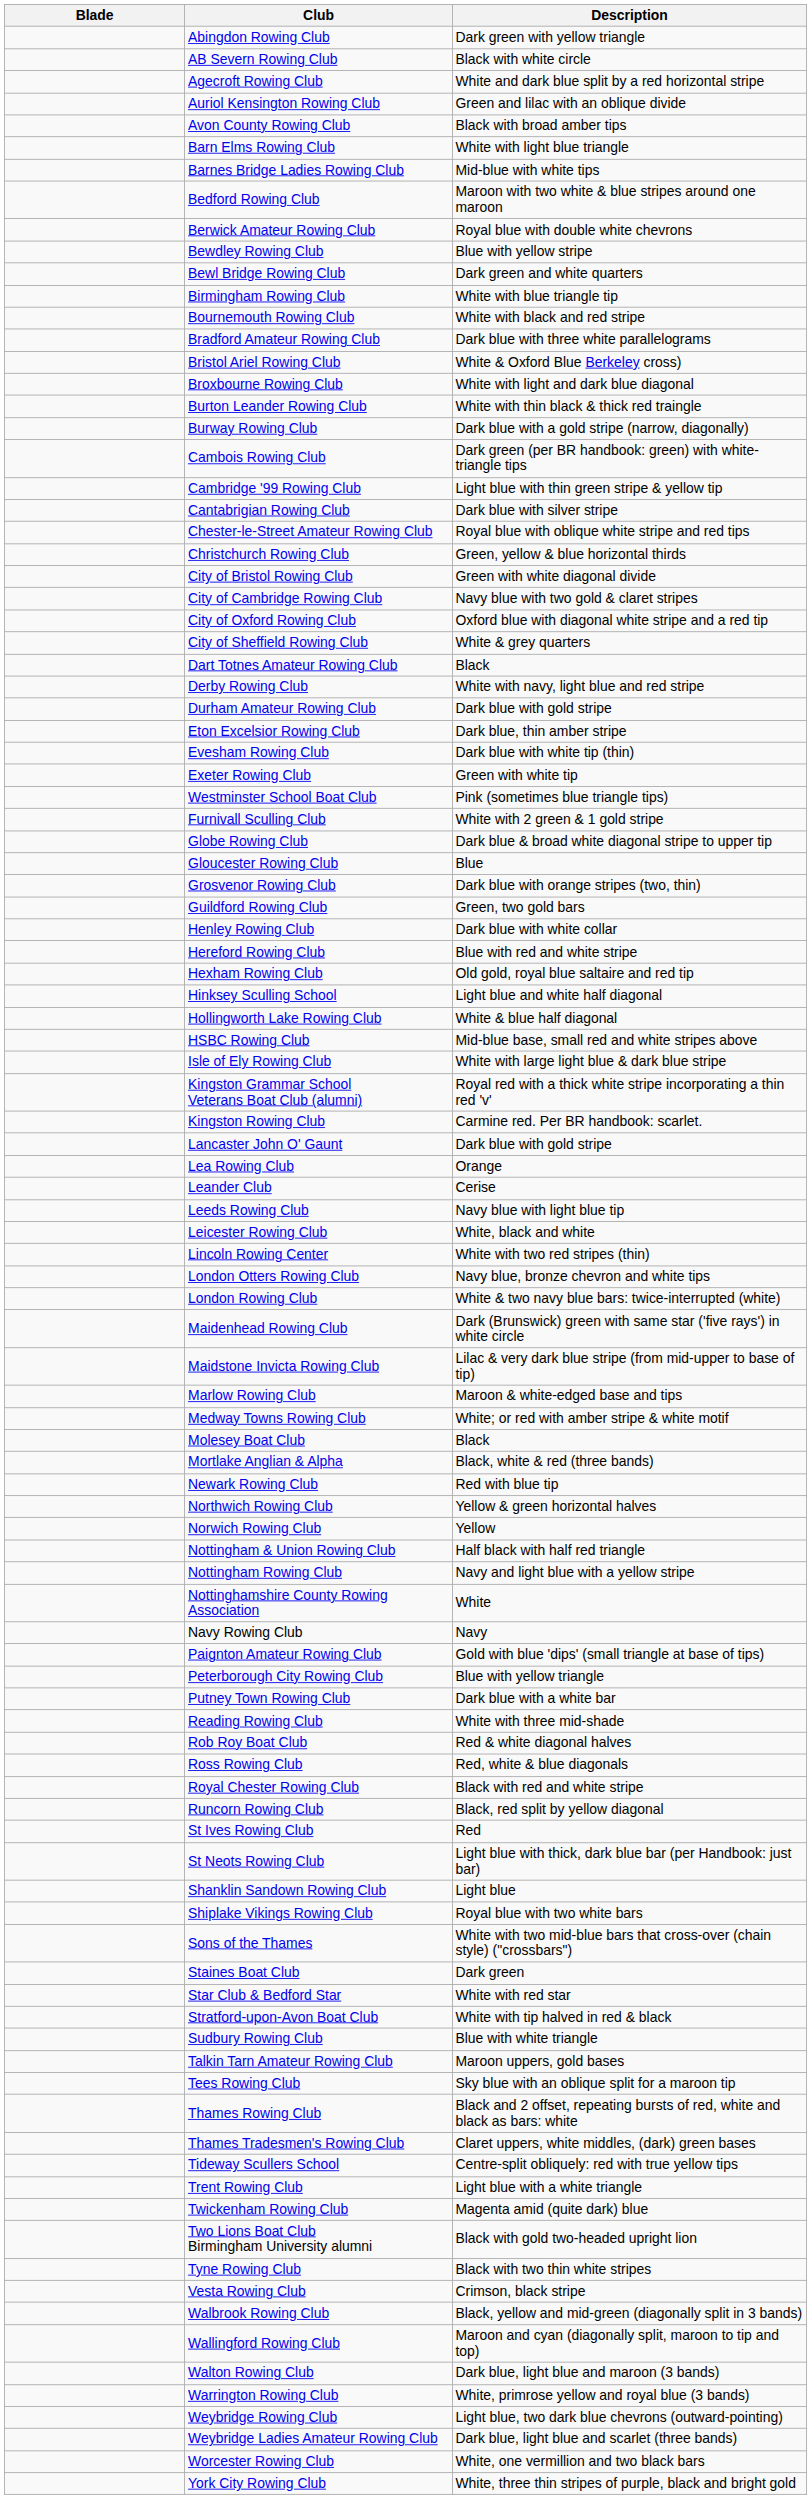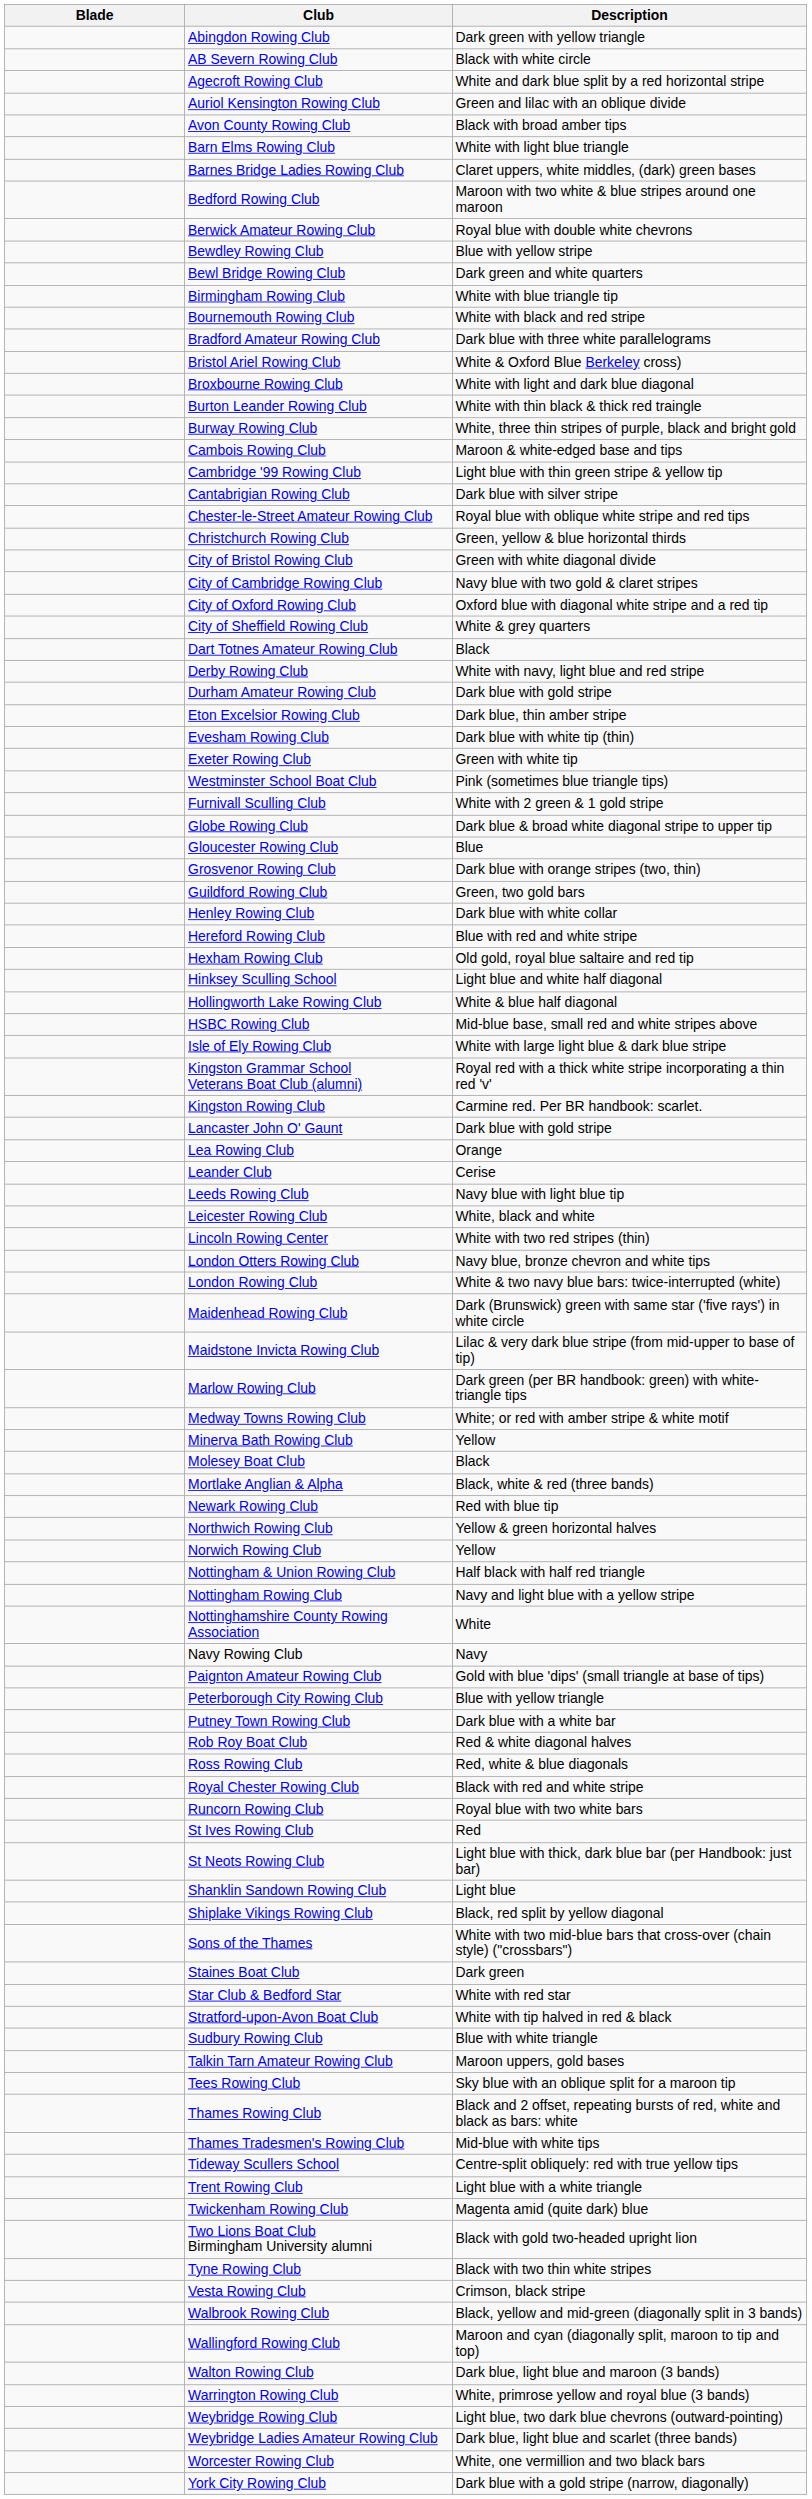(527, 170) Mid-blue with white tips -> (606, 170) Claret uppers, white middles, (dark) green bases
(602, 428) Dark blue with a gold stripe (narrow, diagonally) -> (626, 428) White, three thin stripes of purple, black and bright gold
(607, 458) Dark green (per BR handbook: green) with white-triangle tips -> (569, 450) Maroon & white-edged base and tips
(569, 1396) Maroon & white-edged base and tips -> (607, 1388) Dark green (per BR handbook: green) with white-triangle tips
+ row: (270, 1440)
- row: (255, 1721)
(560, 1809) Black, red split by yellow diagonal -> (549, 1809) Royal blue with two white bars
(549, 1913) Royal blue with two white bars -> (560, 1913) Black, red split by yellow diagonal
(606, 2143) Claret uppers, white middles, (dark) green bases -> (527, 2143) Mid-blue with white tips
(626, 2483) White, three thin stripes of purple, black and bright gold -> (602, 2483) Dark blue with a gold stripe (narrow, diagonally)
